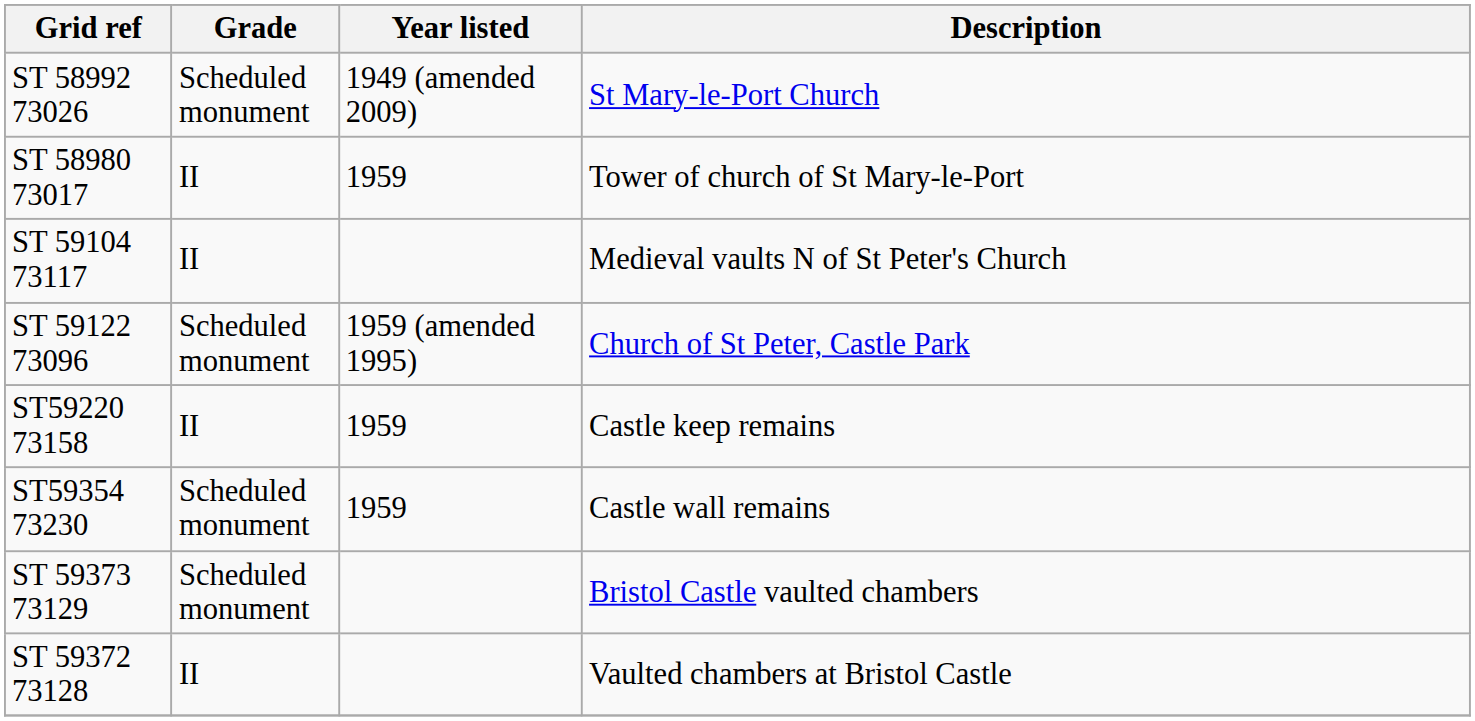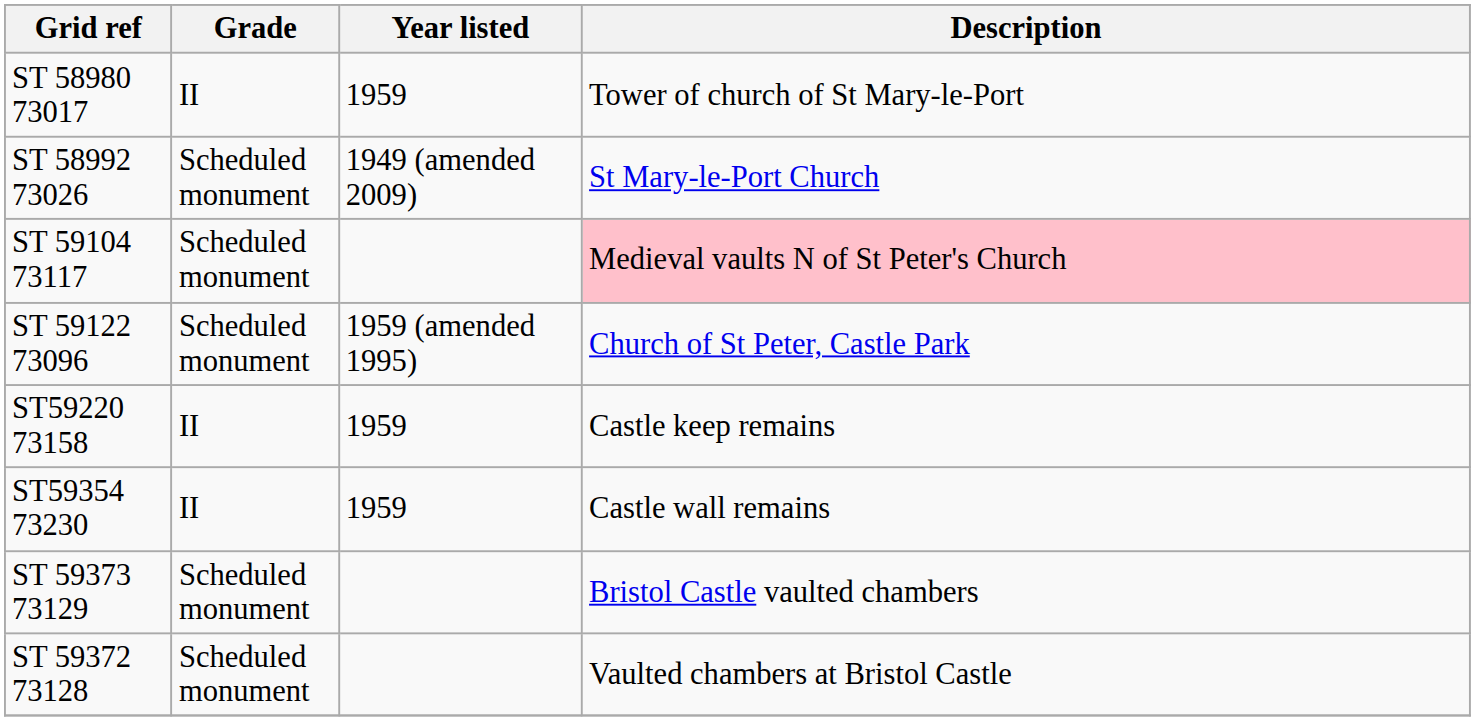rows swapped: (72, 94) <-> (72, 177)
(189, 260) II -> (244, 260) Scheduled monument
(828, 260) no background -> (828, 260) pink background
(244, 508) Scheduled monument -> (189, 508) II
(189, 674) II -> (244, 674) Scheduled monument
